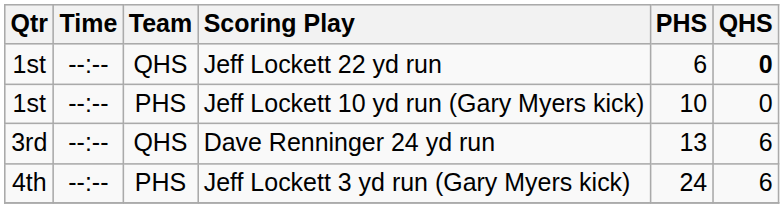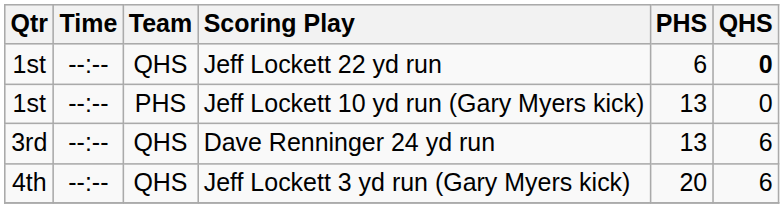(693, 103) 10 -> (693, 103) 13
(160, 182) PHS -> (160, 182) QHS
(693, 182) 24 -> (693, 182) 20
